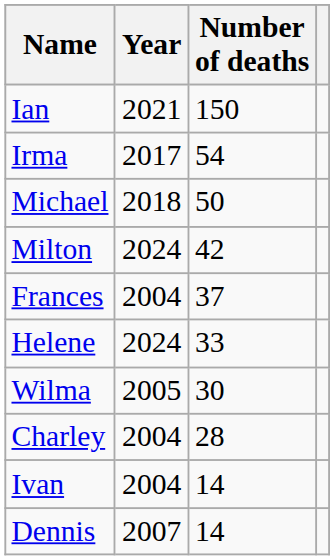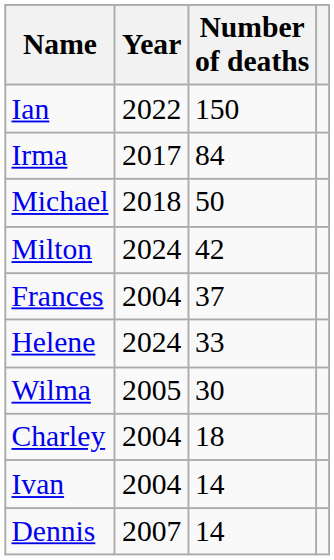(152, 108) 2021 -> (152, 108) 2022
(210, 155) 54 -> (210, 155) 84
(210, 436) 28 -> (210, 436) 18
